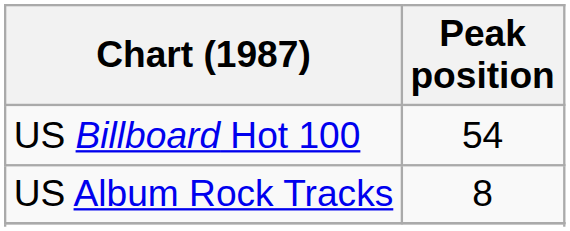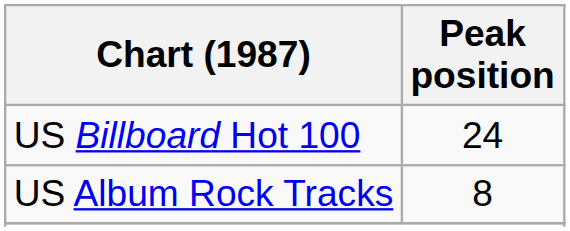(483, 134) 54 -> (483, 134) 24
